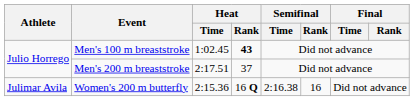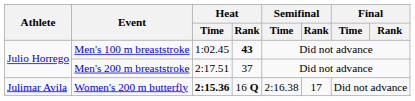(212, 87) normal -> (212, 87) bold
(316, 87) 16 -> (316, 87) 17
